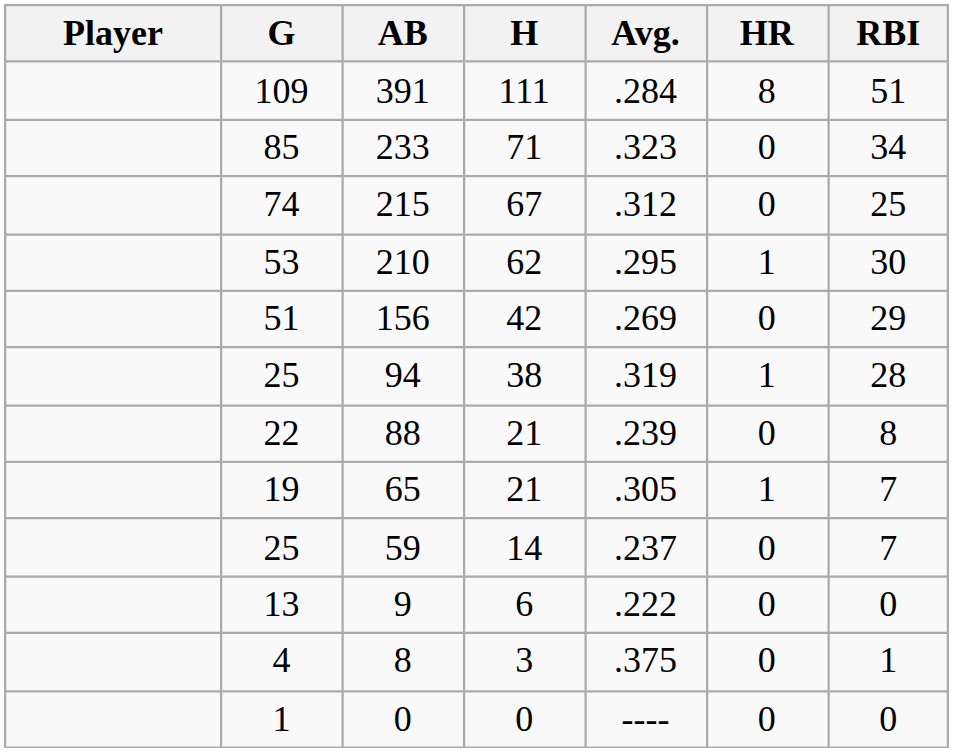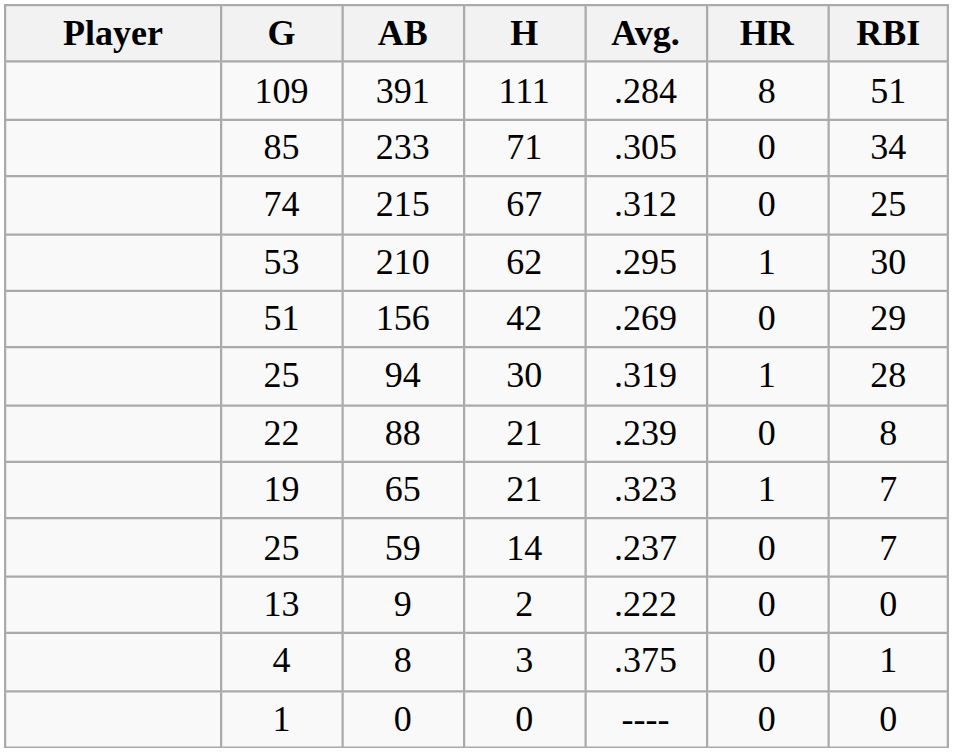(645, 147) .323 -> (645, 147) .305
(524, 375) 38 -> (524, 375) 30
(645, 489) .305 -> (645, 489) .323
(524, 603) 6 -> (524, 603) 2
